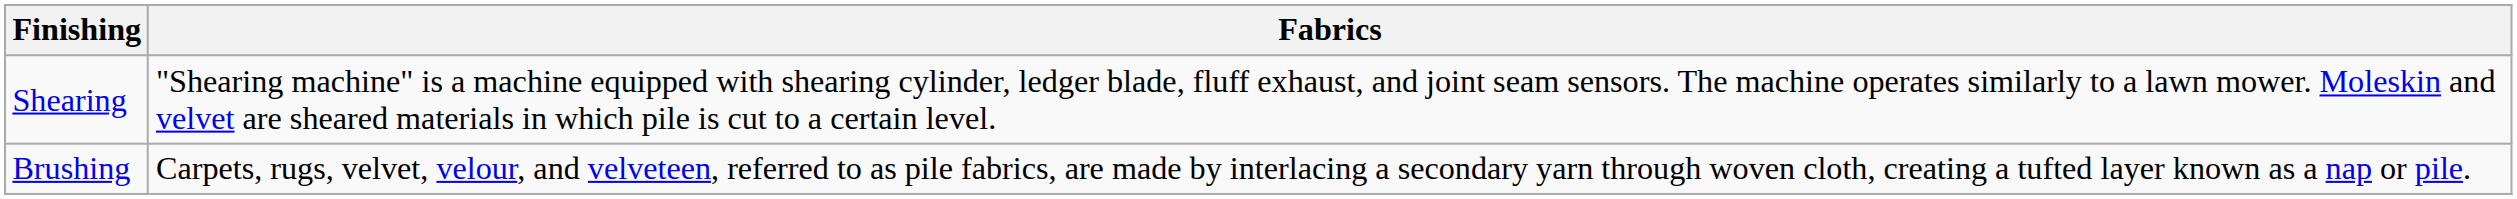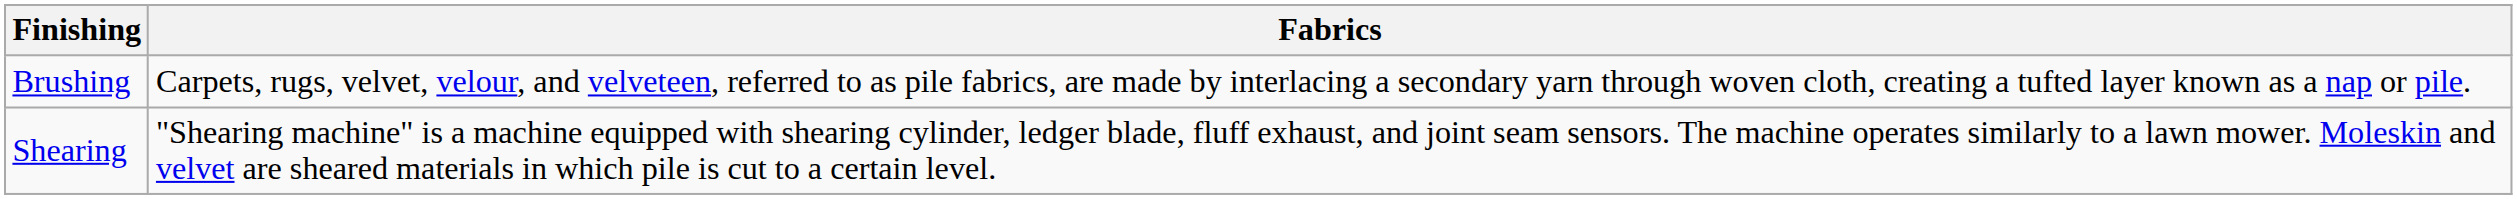rows swapped: (71, 168) <-> (70, 99)
